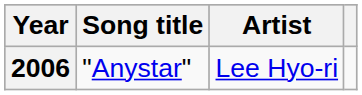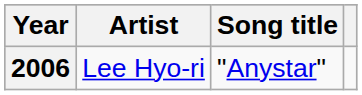columns swapped: (143, 25) <-> (277, 25)
